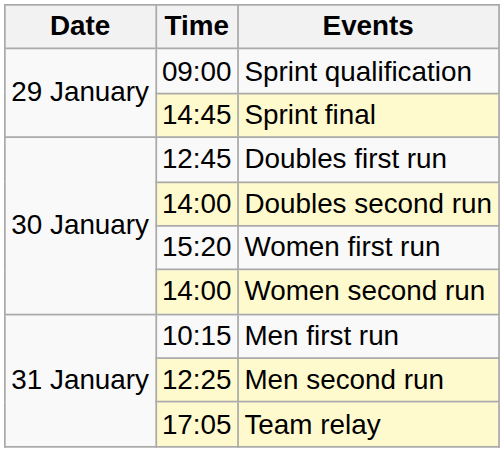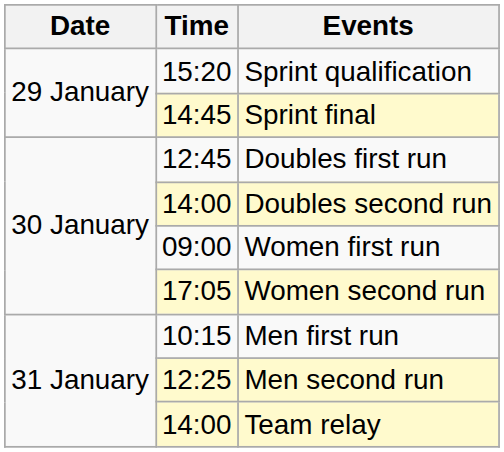(197, 70) 09:00 -> (197, 70) 15:20
(197, 247) 15:20 -> (197, 247) 09:00
(197, 291) 14:00 -> (197, 291) 17:05
(197, 423) 17:05 -> (197, 423) 14:00
